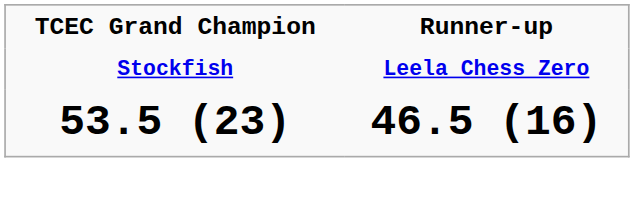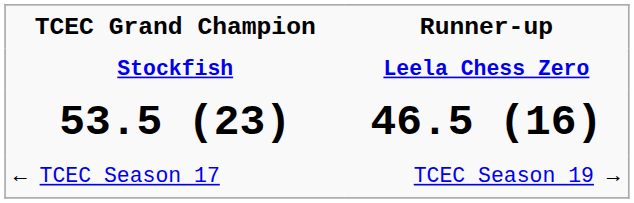+ row: (117, 176)
